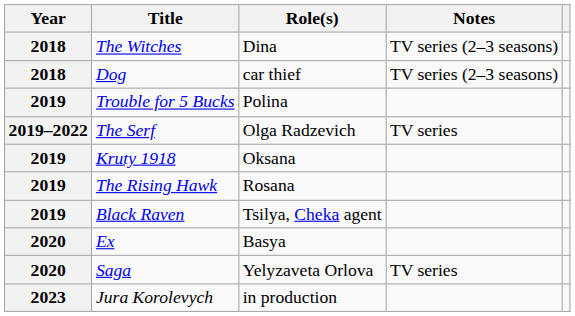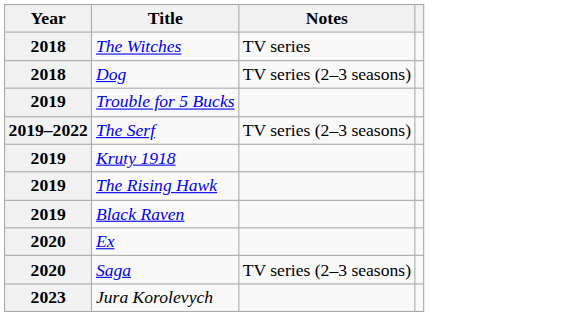- column: (312, 18)
(474, 46) TV series (2–3 seasons) -> (277, 46) TV series
(424, 130) TV series -> (327, 130) TV series (2–3 seasons)
(424, 269) TV series -> (327, 269) TV series (2–3 seasons)
